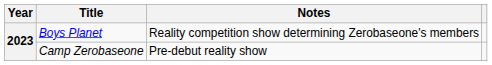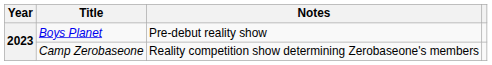(314, 32) Reality competition show determining Zerobaseone's members -> (208, 32) Pre-debut reality show
(208, 51) Pre-debut reality show -> (314, 51) Reality competition show determining Zerobaseone's members
